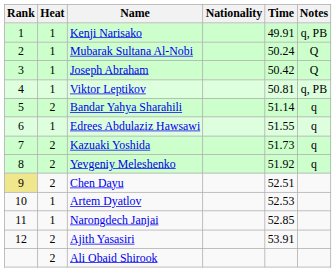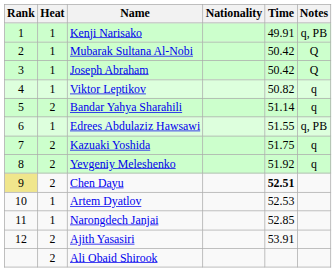(281, 51) 50.24 -> (281, 51) 50.42
(281, 88) 50.81 -> (281, 88) 50.82
(314, 88) q, PB -> (314, 88) q
(314, 126) q -> (314, 126) q, PB
(281, 145) 51.73 -> (281, 145) 51.75
(281, 182) normal -> (281, 182) bold
